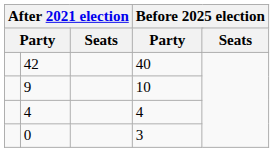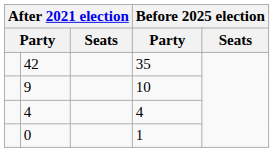(143, 64) 40 -> (143, 64) 35
(139, 135) 3 -> (139, 135) 1
